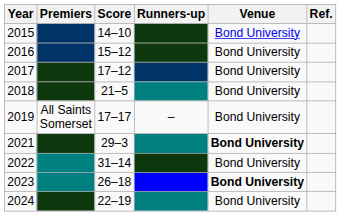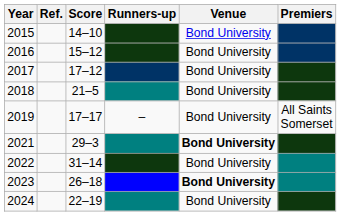columns swapped: (66, 14) <-> (321, 14)
